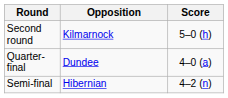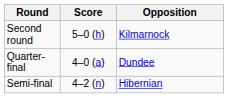columns swapped: (114, 12) <-> (195, 12)
